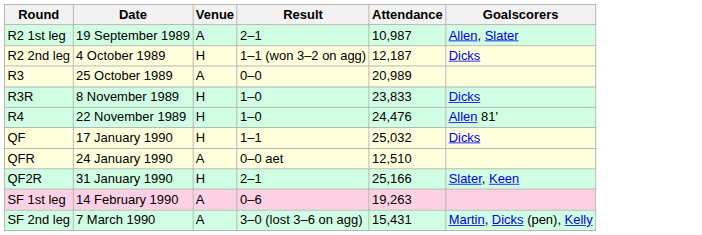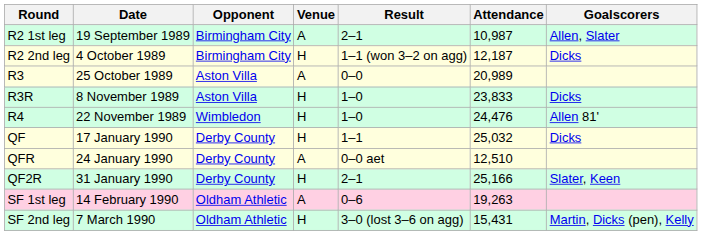+ column: (243, 14)
(200, 220) A -> (302, 220) H
